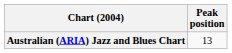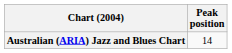(207, 40) 13 -> (207, 40) 14
